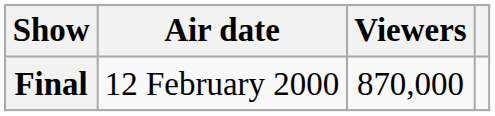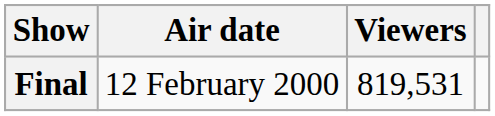(410, 82) 870,000 -> (410, 82) 819,531
